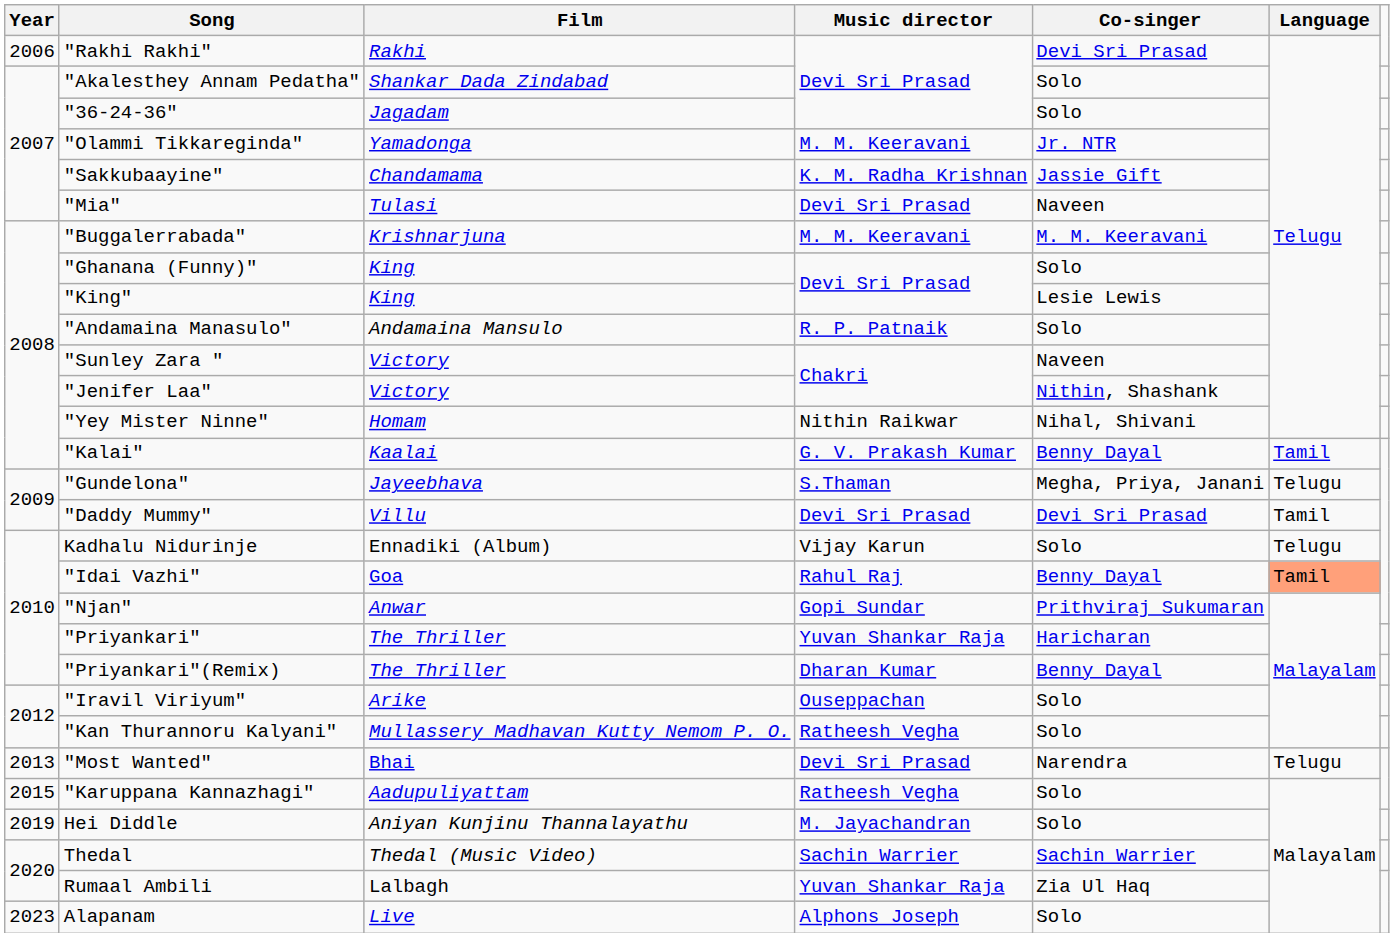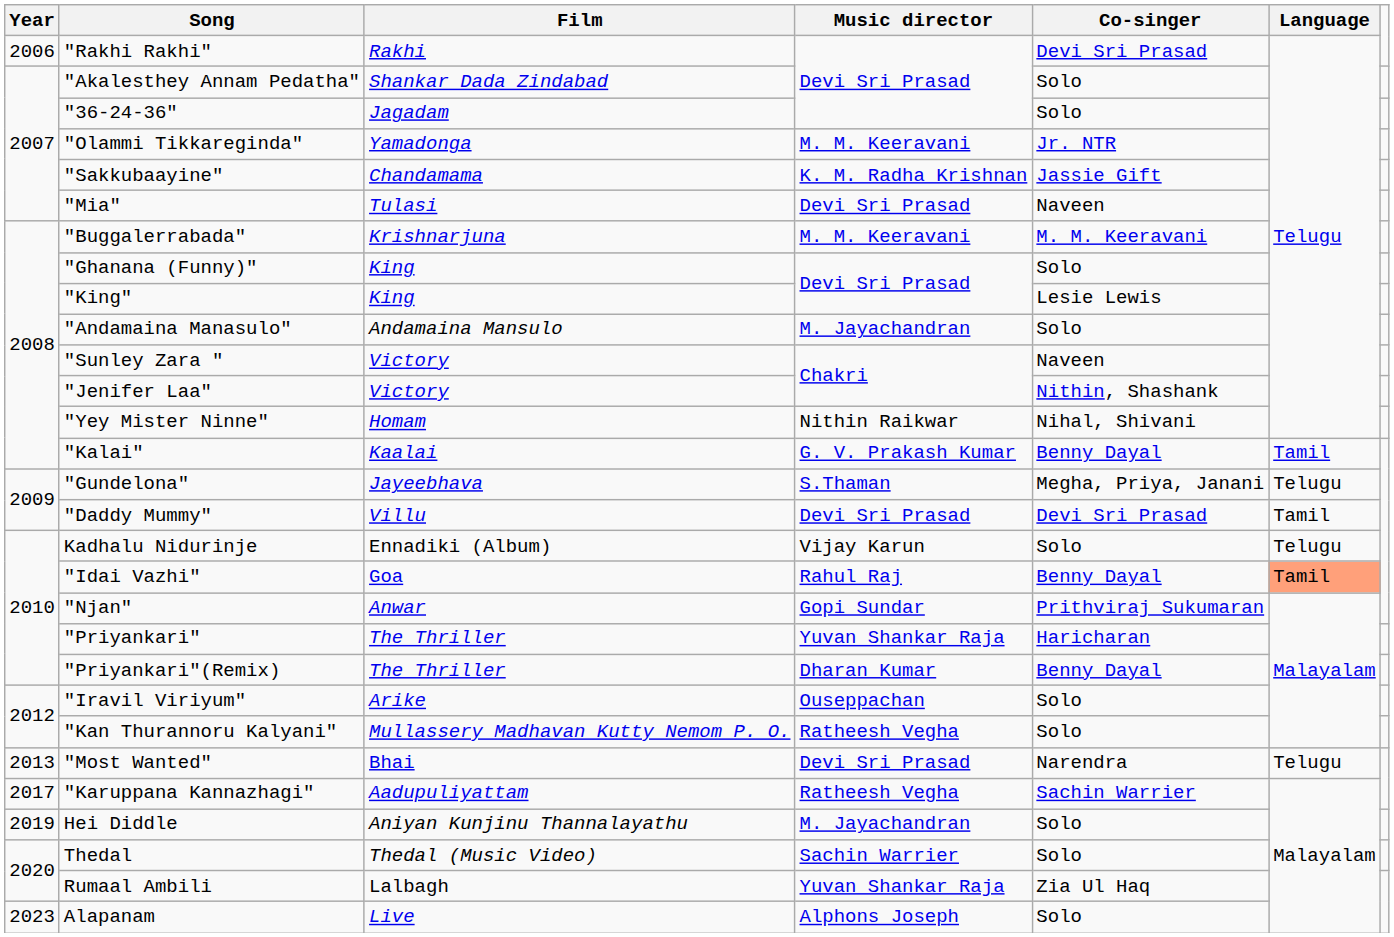(874, 330) R. P. Patnaik -> (885, 330) M. Jayachandran
(32, 794) 2015 -> (32, 794) 2017
(1059, 794) Solo -> (1116, 794) Sachin Warrier
(1116, 855) Sachin Warrier -> (1059, 855) Solo
